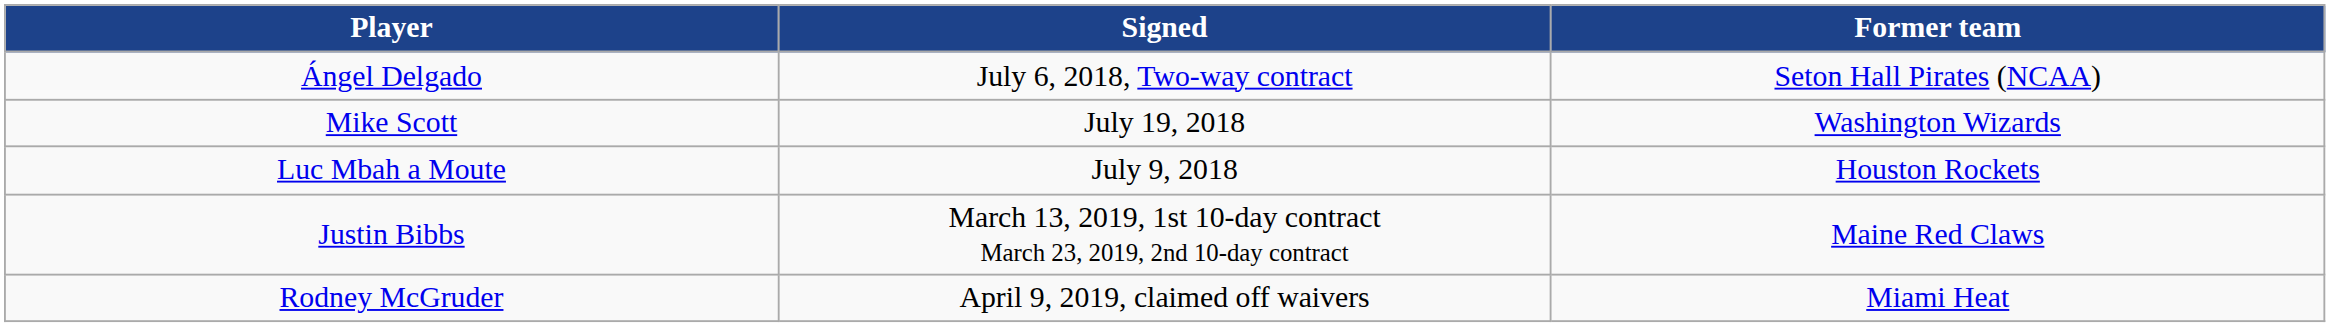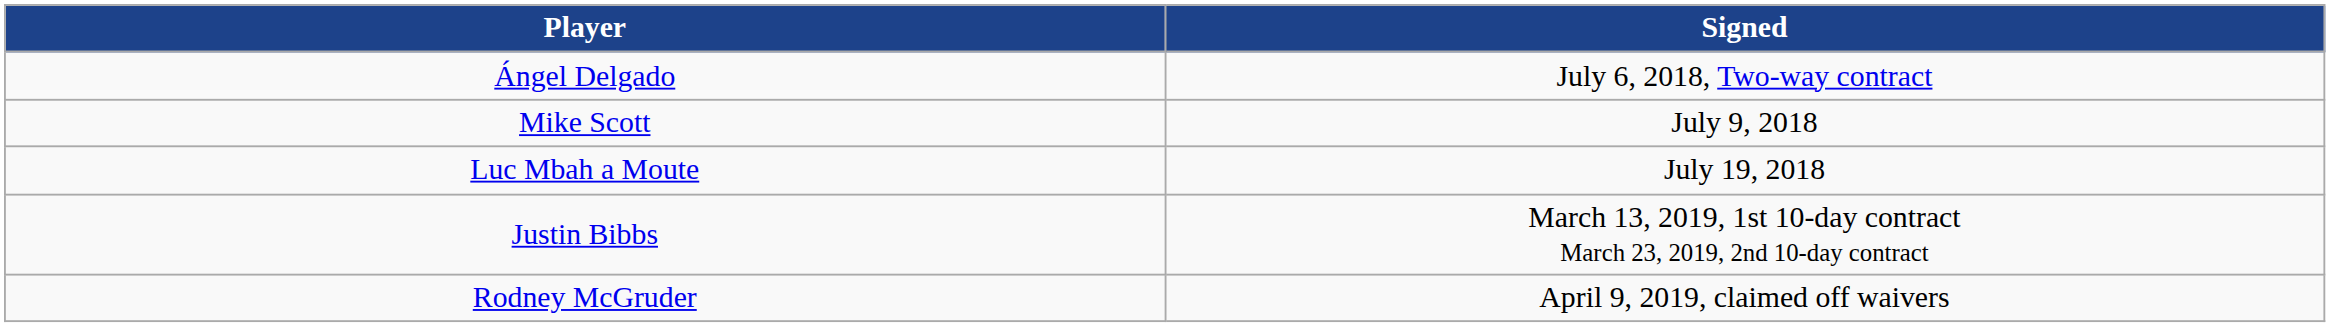- column: (1938, 28)
(1165, 122) July 19, 2018 -> (1744, 122) July 9, 2018
(1165, 169) July 9, 2018 -> (1744, 169) July 19, 2018
